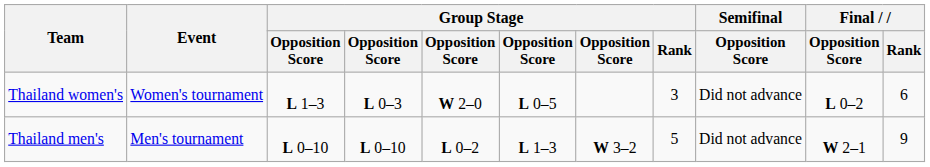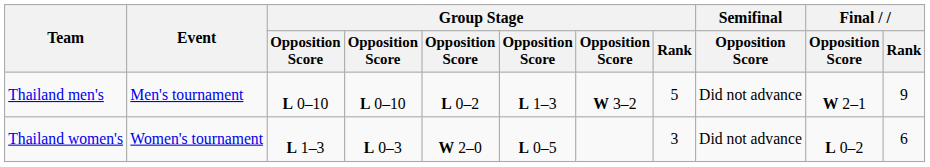rows swapped: (56, 139) <-> (66, 94)
